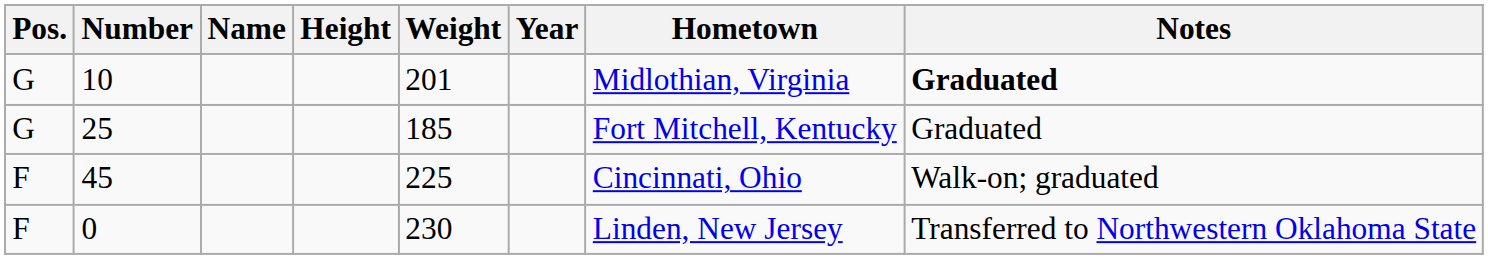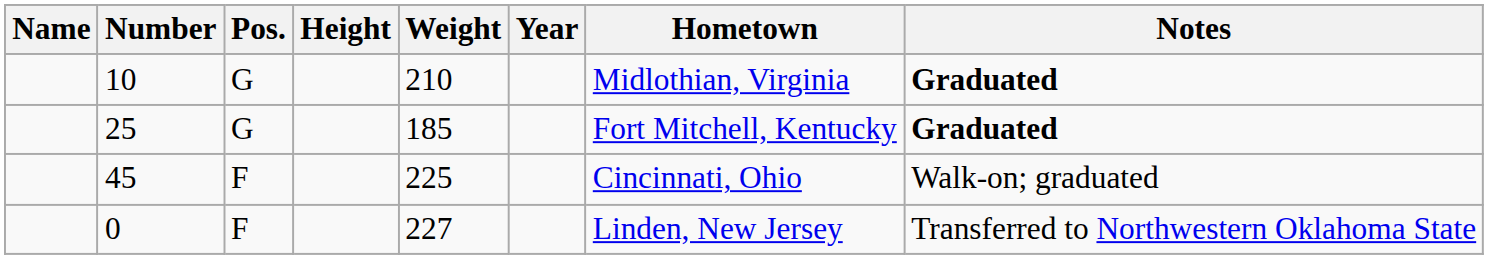columns swapped: (247, 29) <-> (40, 29)
(429, 79) 201 -> (429, 79) 210
(977, 128) normal -> (984, 128) bold
(429, 228) 230 -> (429, 228) 227
